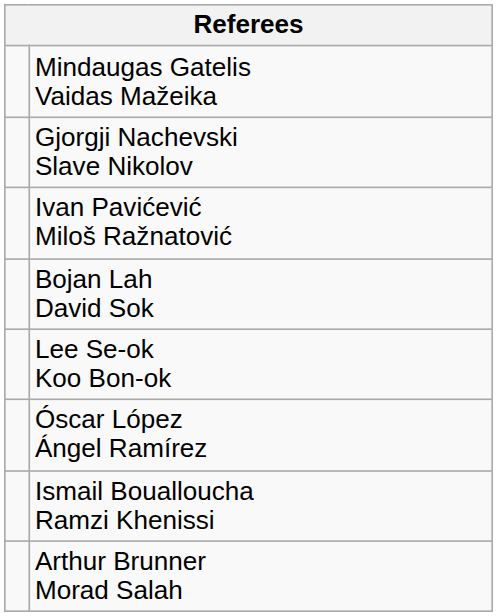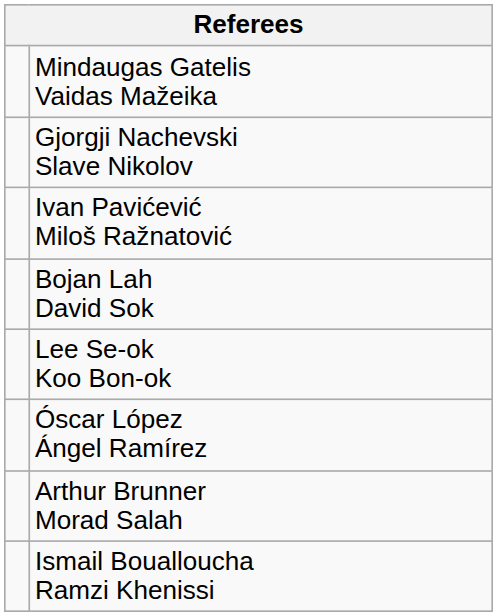rows swapped: (120, 576) <-> (144, 505)
